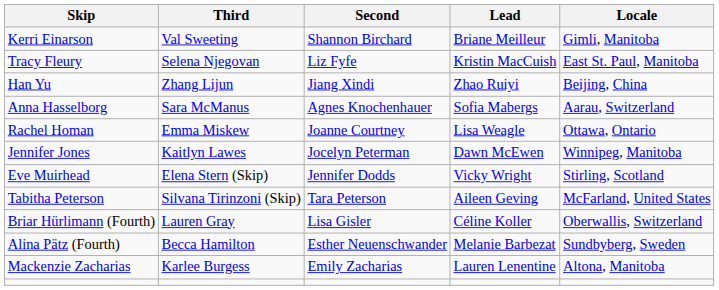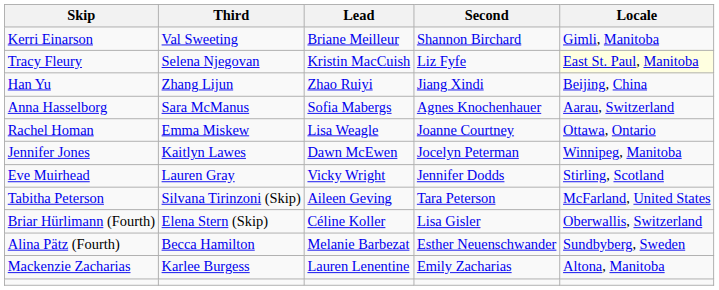columns swapped: (377, 15) <-> (505, 15)
(631, 61) no background -> (631, 61) lightyellow background
(215, 175) Elena Stern (Skip) -> (198, 175) Lauren Gray
(198, 221) Lauren Gray -> (215, 221) Elena Stern (Skip)
